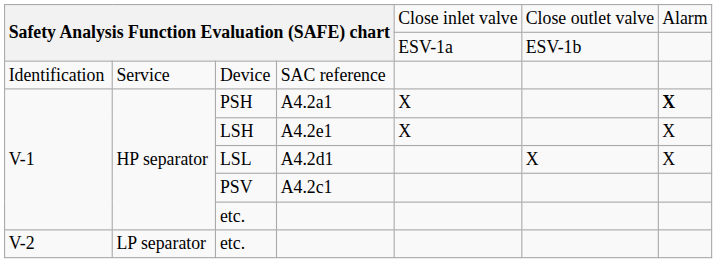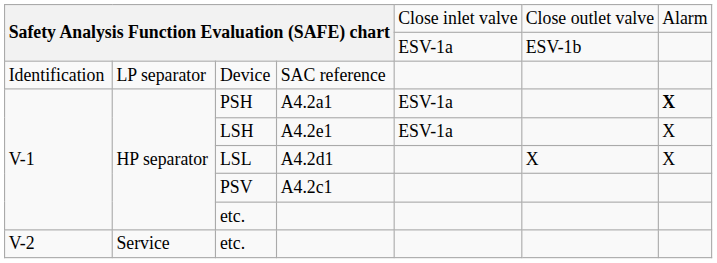(143, 74) Service -> (161, 74) LP separator
(405, 103) X -> (426, 103) ESV-1a
(405, 131) X -> (426, 131) ESV-1a
(161, 243) LP separator -> (143, 243) Service
